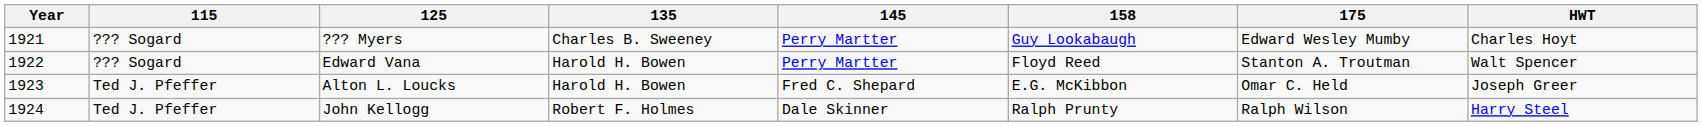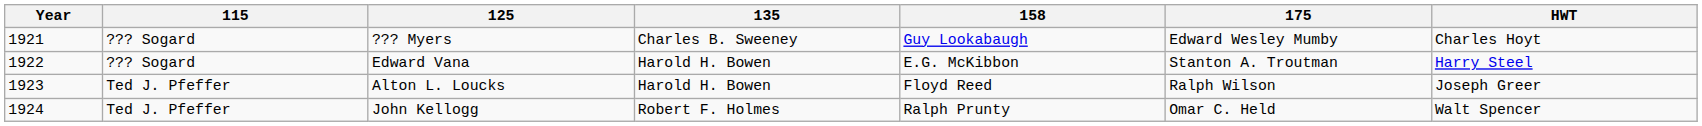- column: (893, 16)
(1056, 63) Floyd Reed -> (961, 63) E.G. McKibbon
(1524, 63) Walt Spencer -> (1484, 63) Harry Steel
(1069, 86) E.G. McKibbon -> (948, 86) Floyd Reed
(1295, 86) Omar C. Held -> (1222, 86) Ralph Wilson
(1295, 110) Ralph Wilson -> (1222, 110) Omar C. Held
(1520, 110) Harry Steel -> (1488, 110) Walt Spencer
